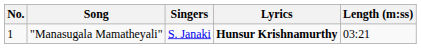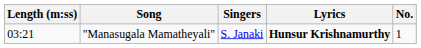columns swapped: (16, 14) <-> (378, 14)
